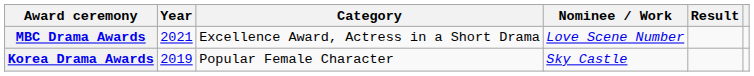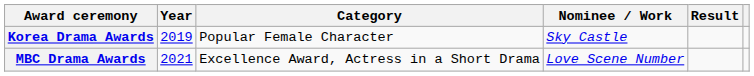rows swapped: (81, 60) <-> (81, 38)
